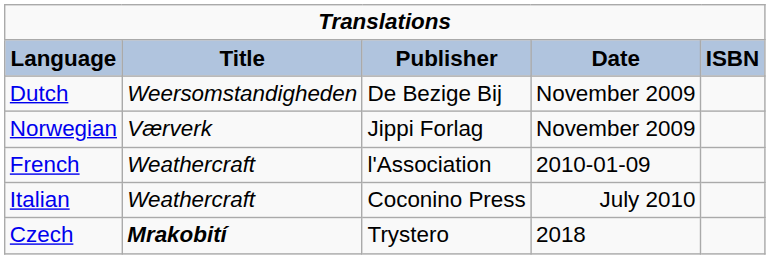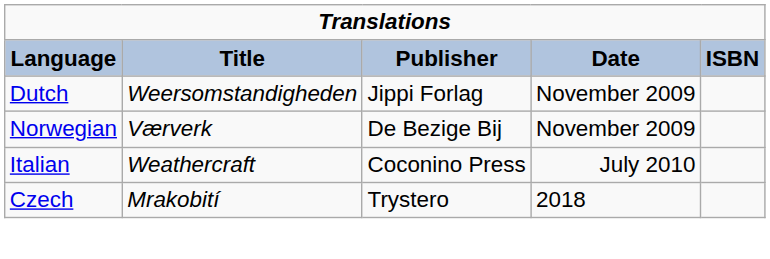(435, 93) De Bezige Bij -> (425, 93) Jippi Forlag
(425, 128) Jippi Forlag -> (435, 128) De Bezige Bij
- row: (45, 164)
(177, 235) bold -> (173, 199) normal
